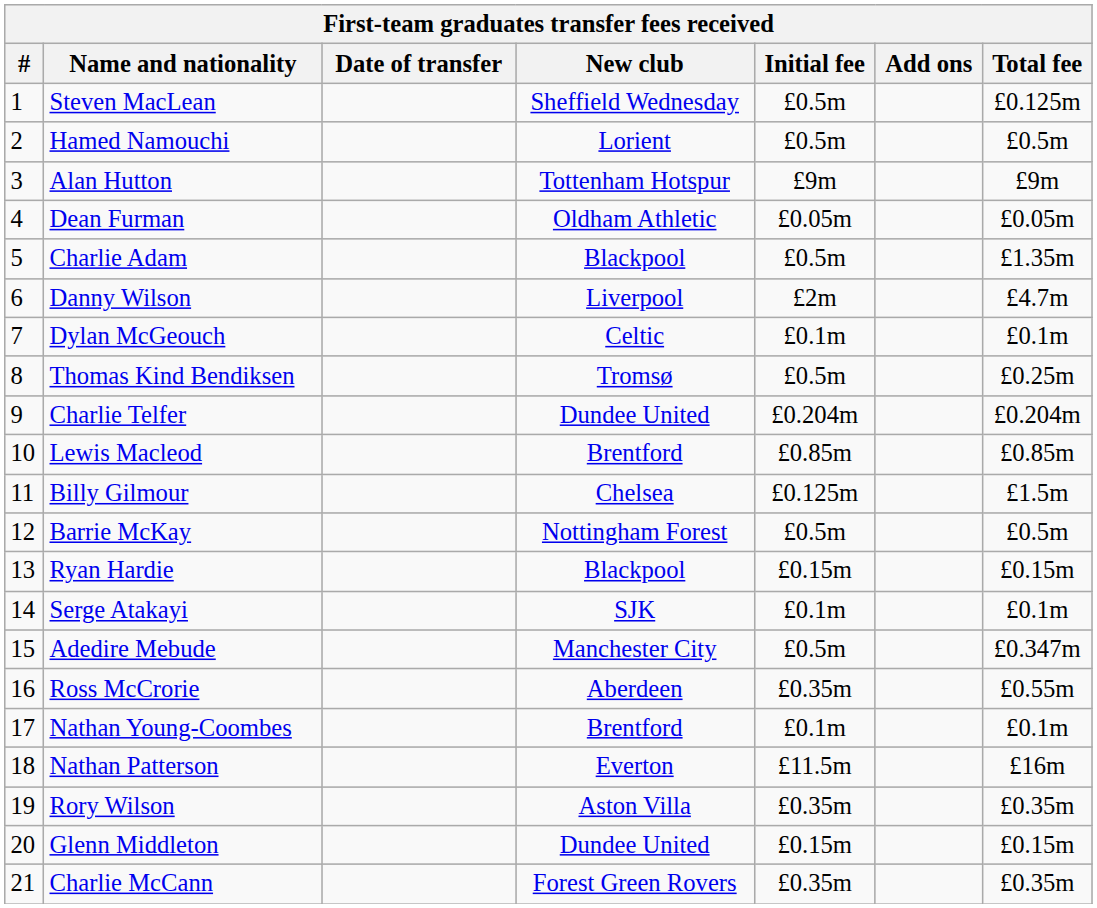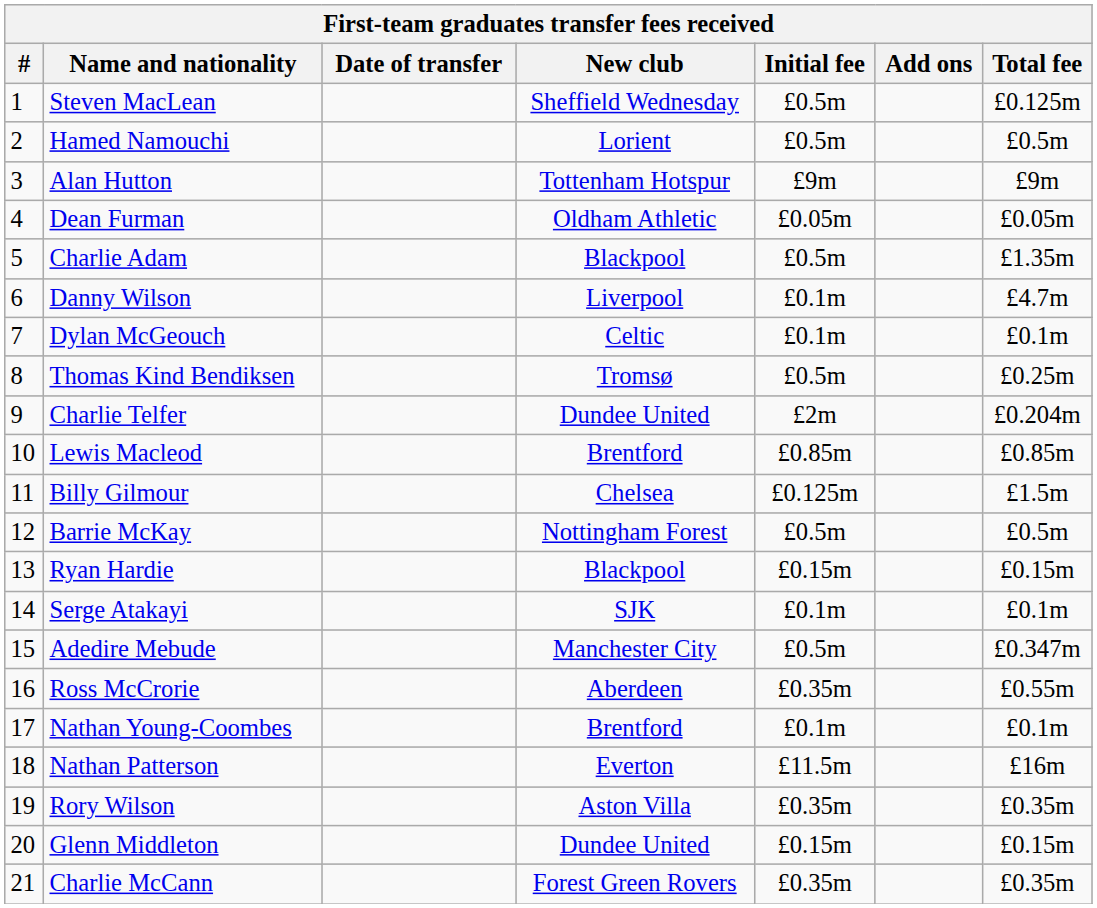(815, 297) £2m -> (815, 297) £0.1m
(815, 414) £0.204m -> (815, 414) £2m
